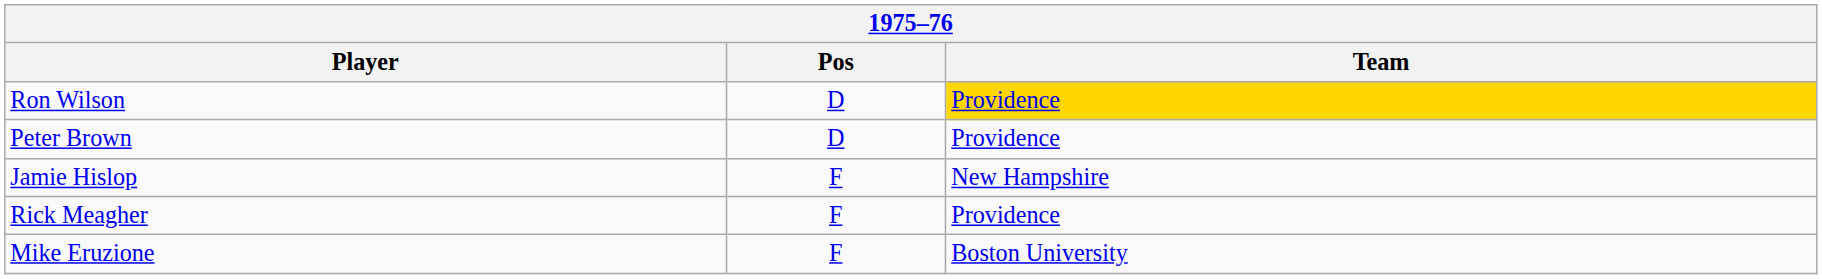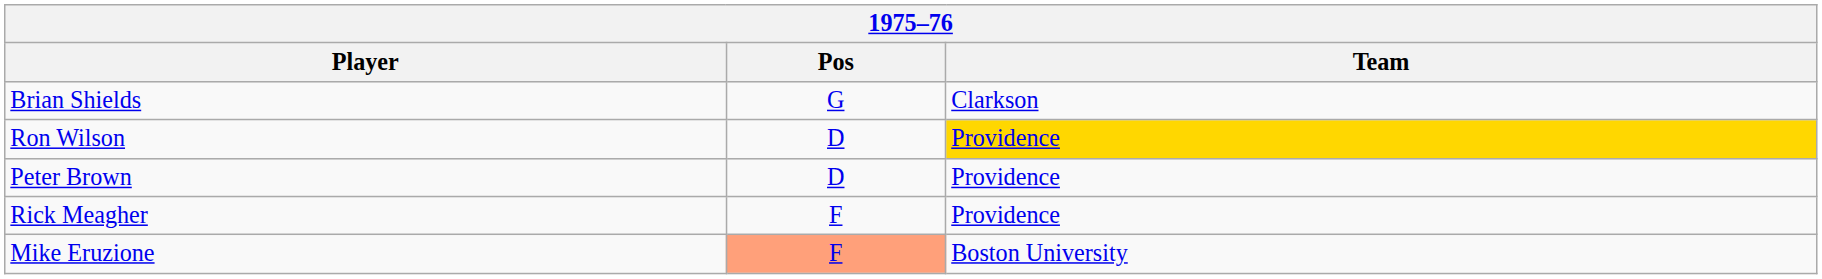+ row: (76, 100)
- row: (74, 176)
(836, 253) no background -> (836, 253) lightsalmon background
